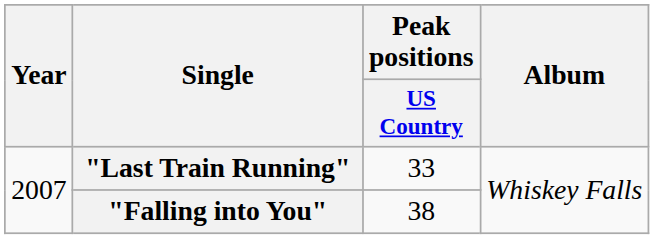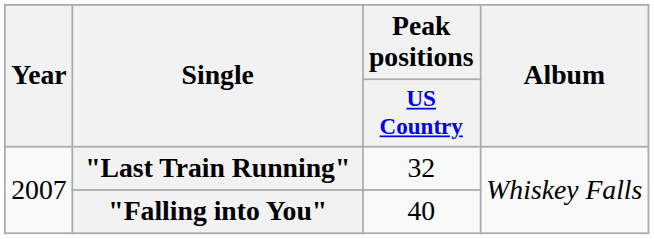(421, 167) 33 -> (421, 167) 32
(421, 211) 38 -> (421, 211) 40
